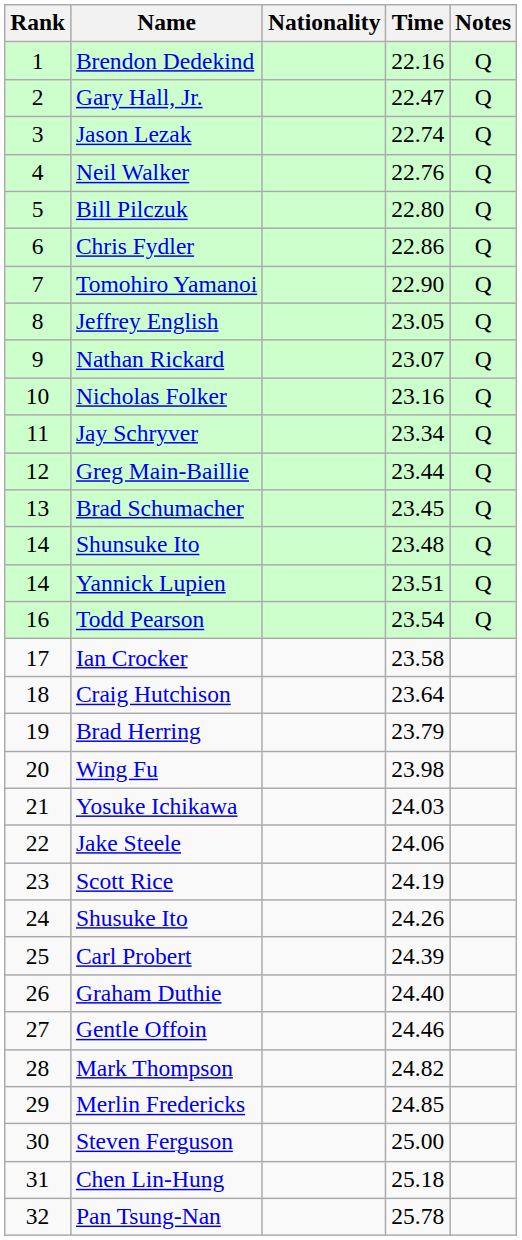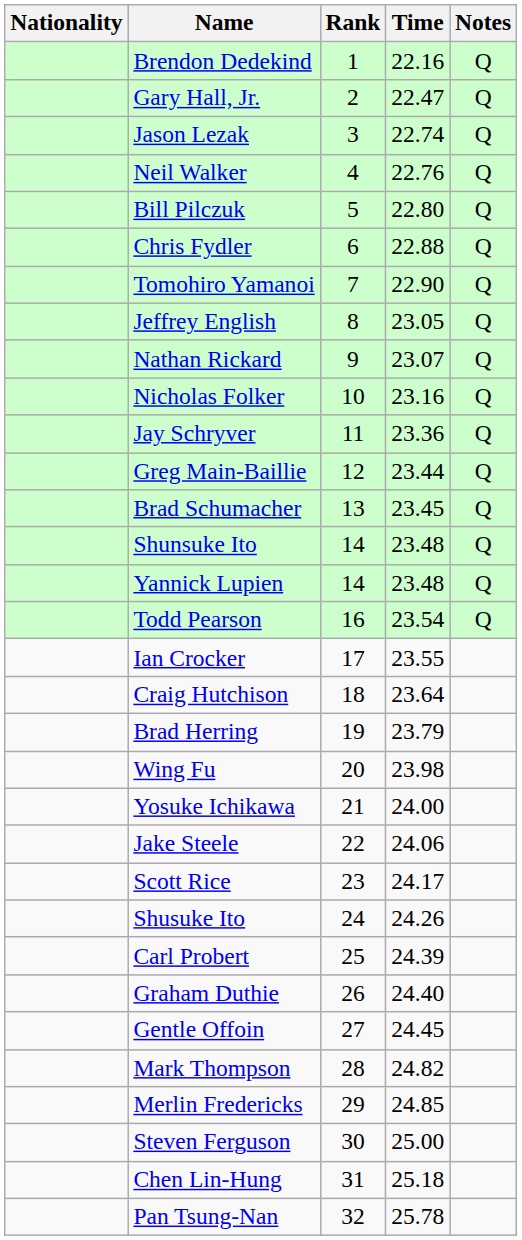columns swapped: (38, 23) <-> (324, 23)
(418, 246) 22.86 -> (418, 246) 22.88
(418, 433) 23.34 -> (418, 433) 23.36
(418, 582) 23.51 -> (418, 582) 23.48
(418, 657) 23.58 -> (418, 657) 23.55
(418, 806) 24.03 -> (418, 806) 24.00
(418, 881) 24.19 -> (418, 881) 24.17
(418, 1030) 24.46 -> (418, 1030) 24.45
